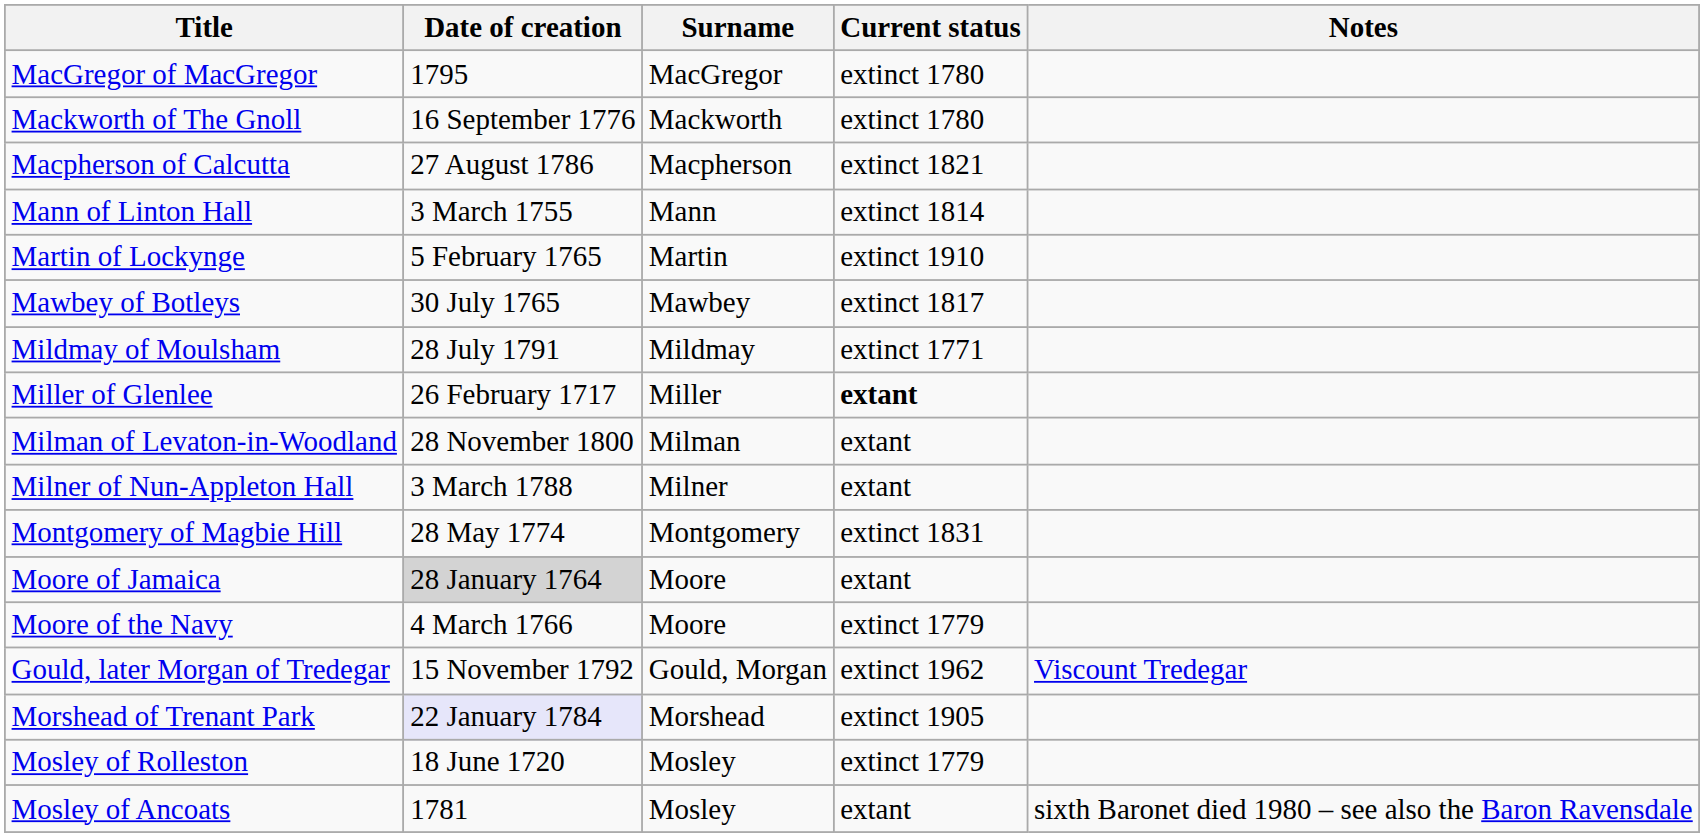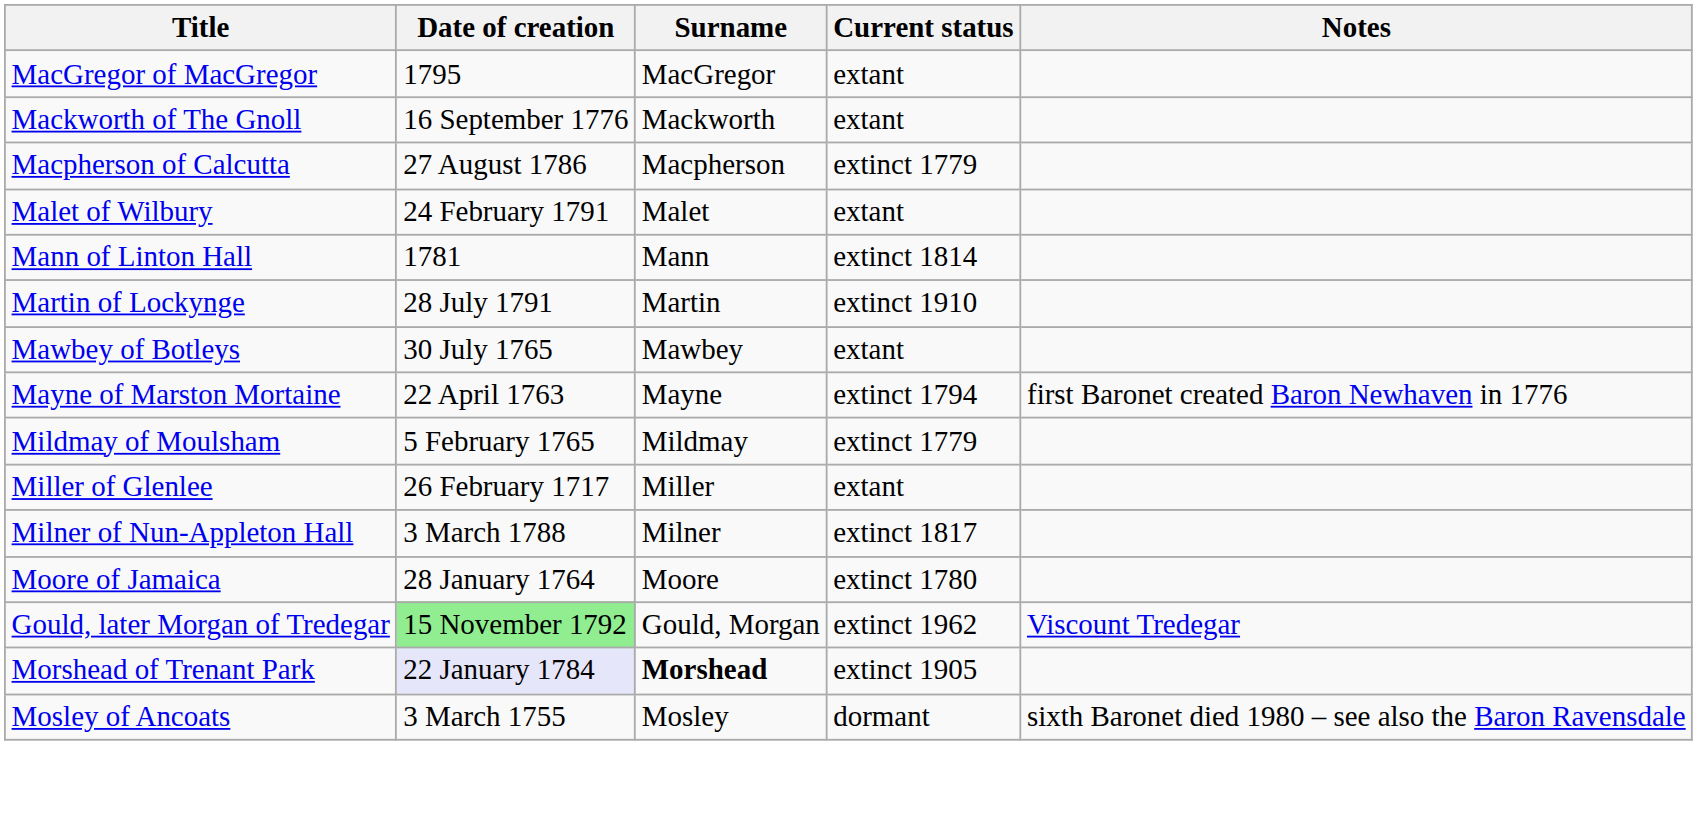(912, 73) extinct 1780 -> (869, 73) extant
(912, 119) extinct 1780 -> (869, 119) extant
(912, 165) extinct 1821 -> (905, 165) extinct 1779
+ row: (112, 211)
(491, 211) 3 March 1755 -> (432, 257) 1781
(506, 257) 5 February 1765 -> (478, 303) 28 July 1791
(912, 303) extinct 1817 -> (869, 348) extant
+ row: (176, 394)
(485, 348) 28 July 1791 -> (499, 440) 5 February 1765
(912, 348) extinct 1771 -> (905, 440) extinct 1779
(879, 394) bold -> (869, 486) normal
- row: (204, 440)
(876, 486) extant -> (905, 532) extinct 1817
- row: (177, 532)
(506, 578) lightgrey background -> (499, 578) no background
(876, 578) extant -> (905, 578) extinct 1780
- row: (122, 624)
(522, 670) no background -> (515, 624) lightgreen background
(707, 716) normal -> (705, 670) bold
- row: (130, 762)
(439, 808) 1781 -> (484, 716) 3 March 1755
(876, 808) extant -> (881, 716) dormant
